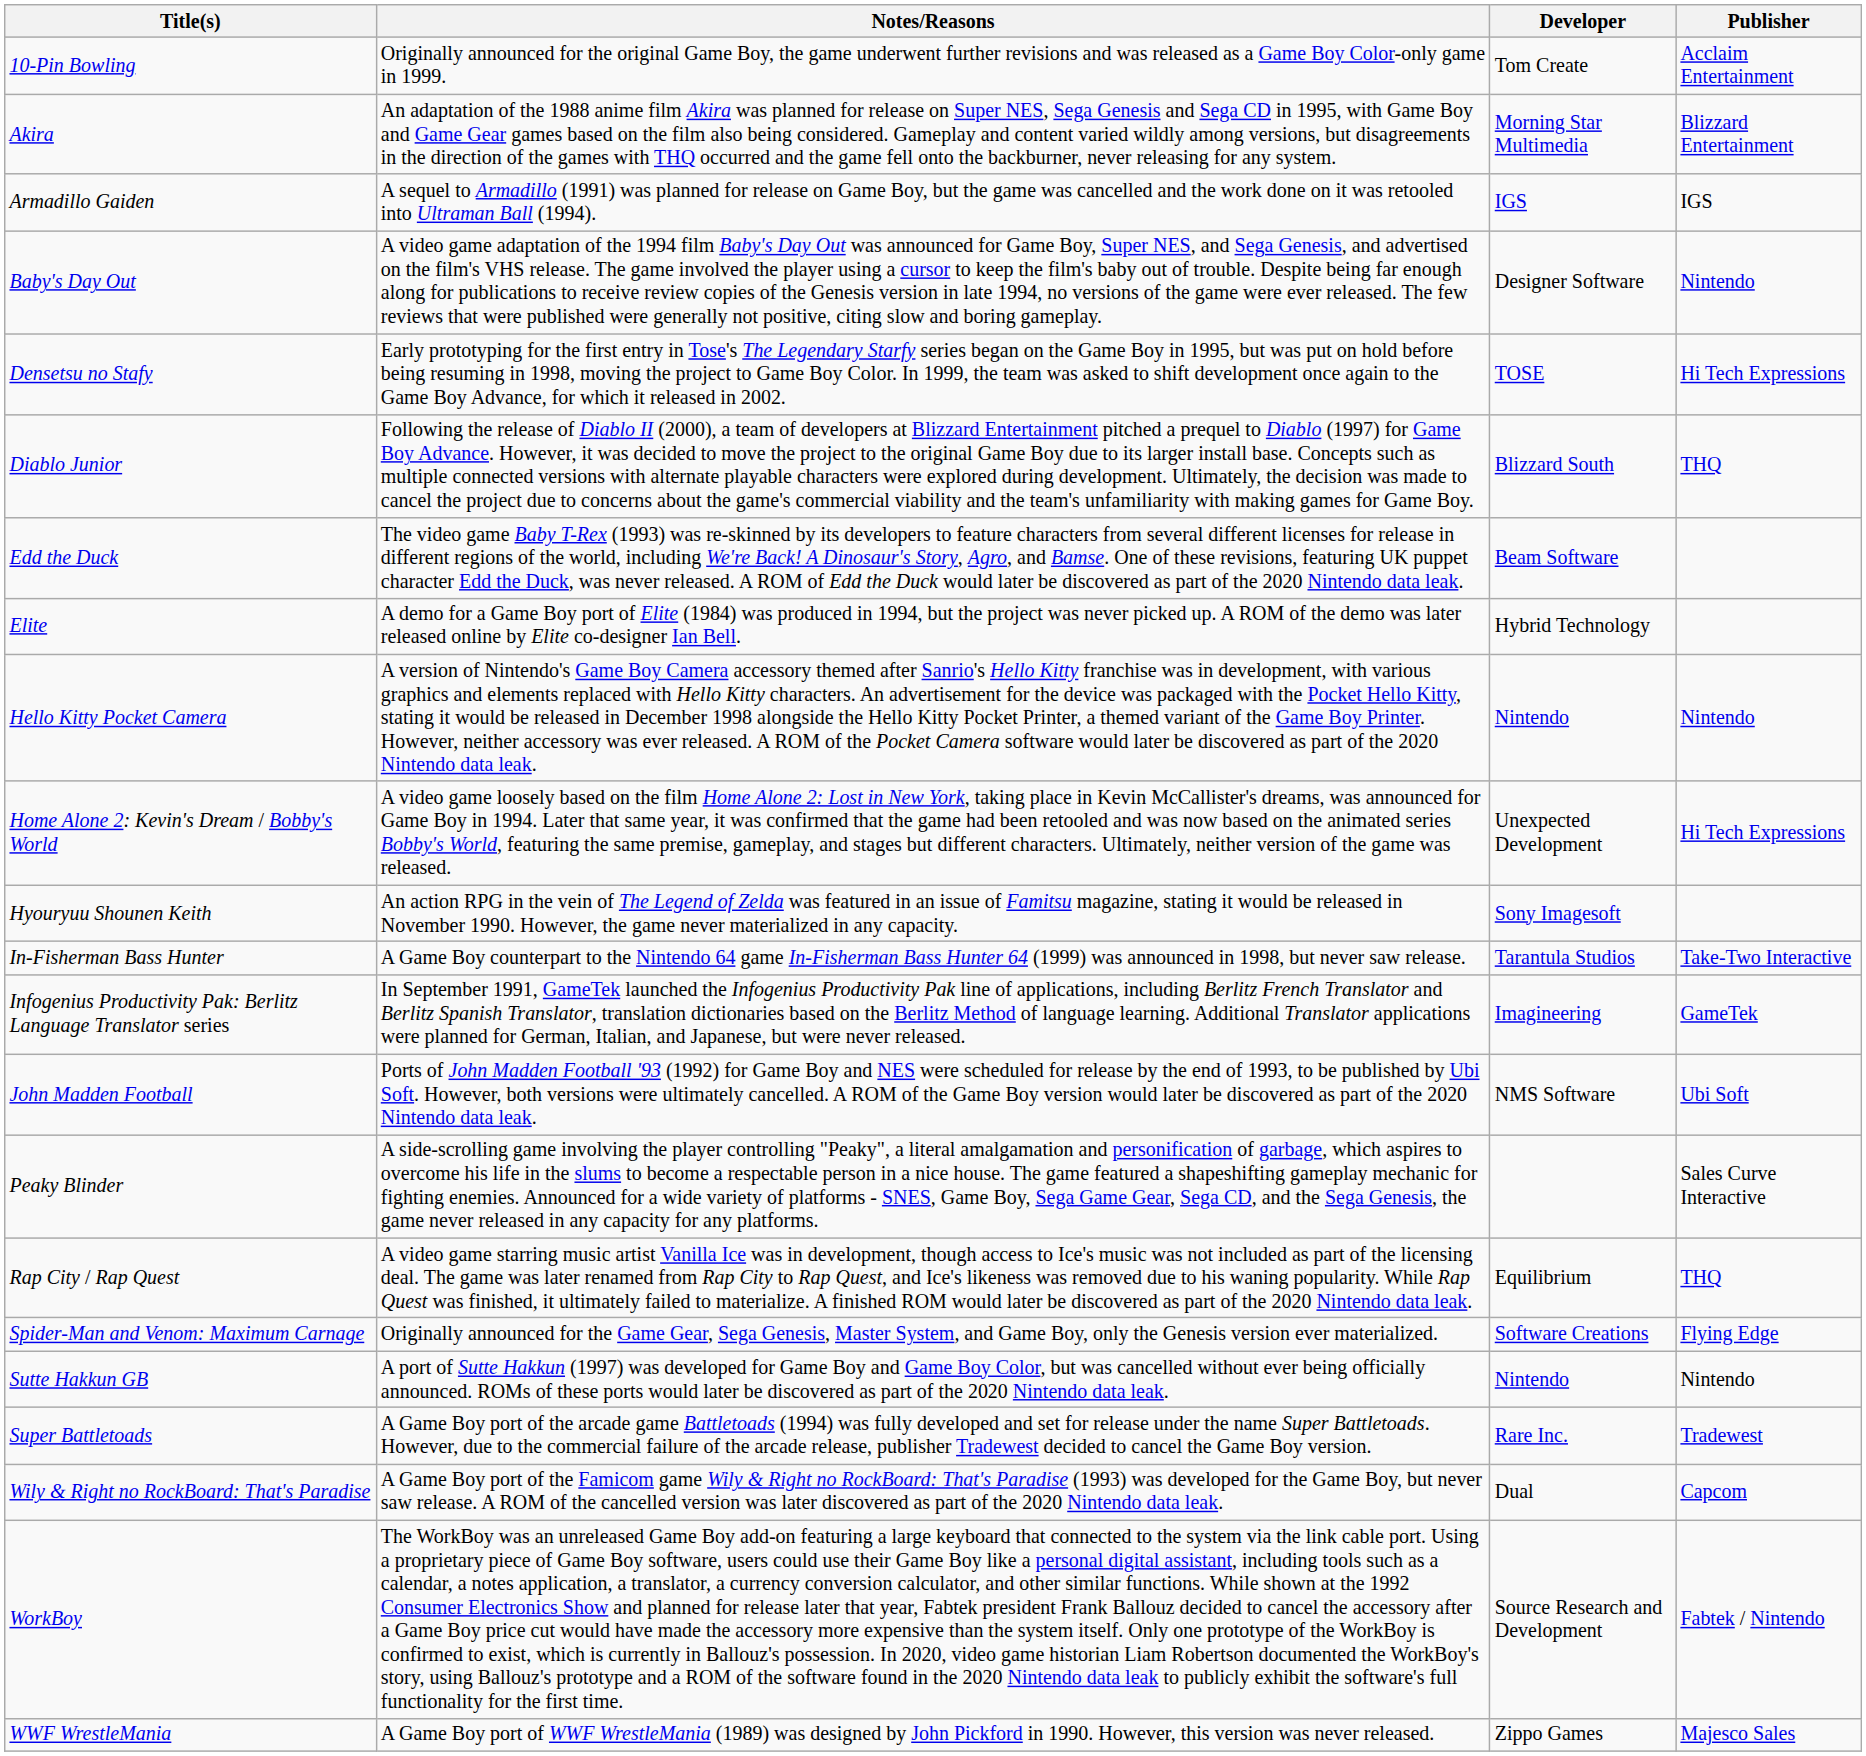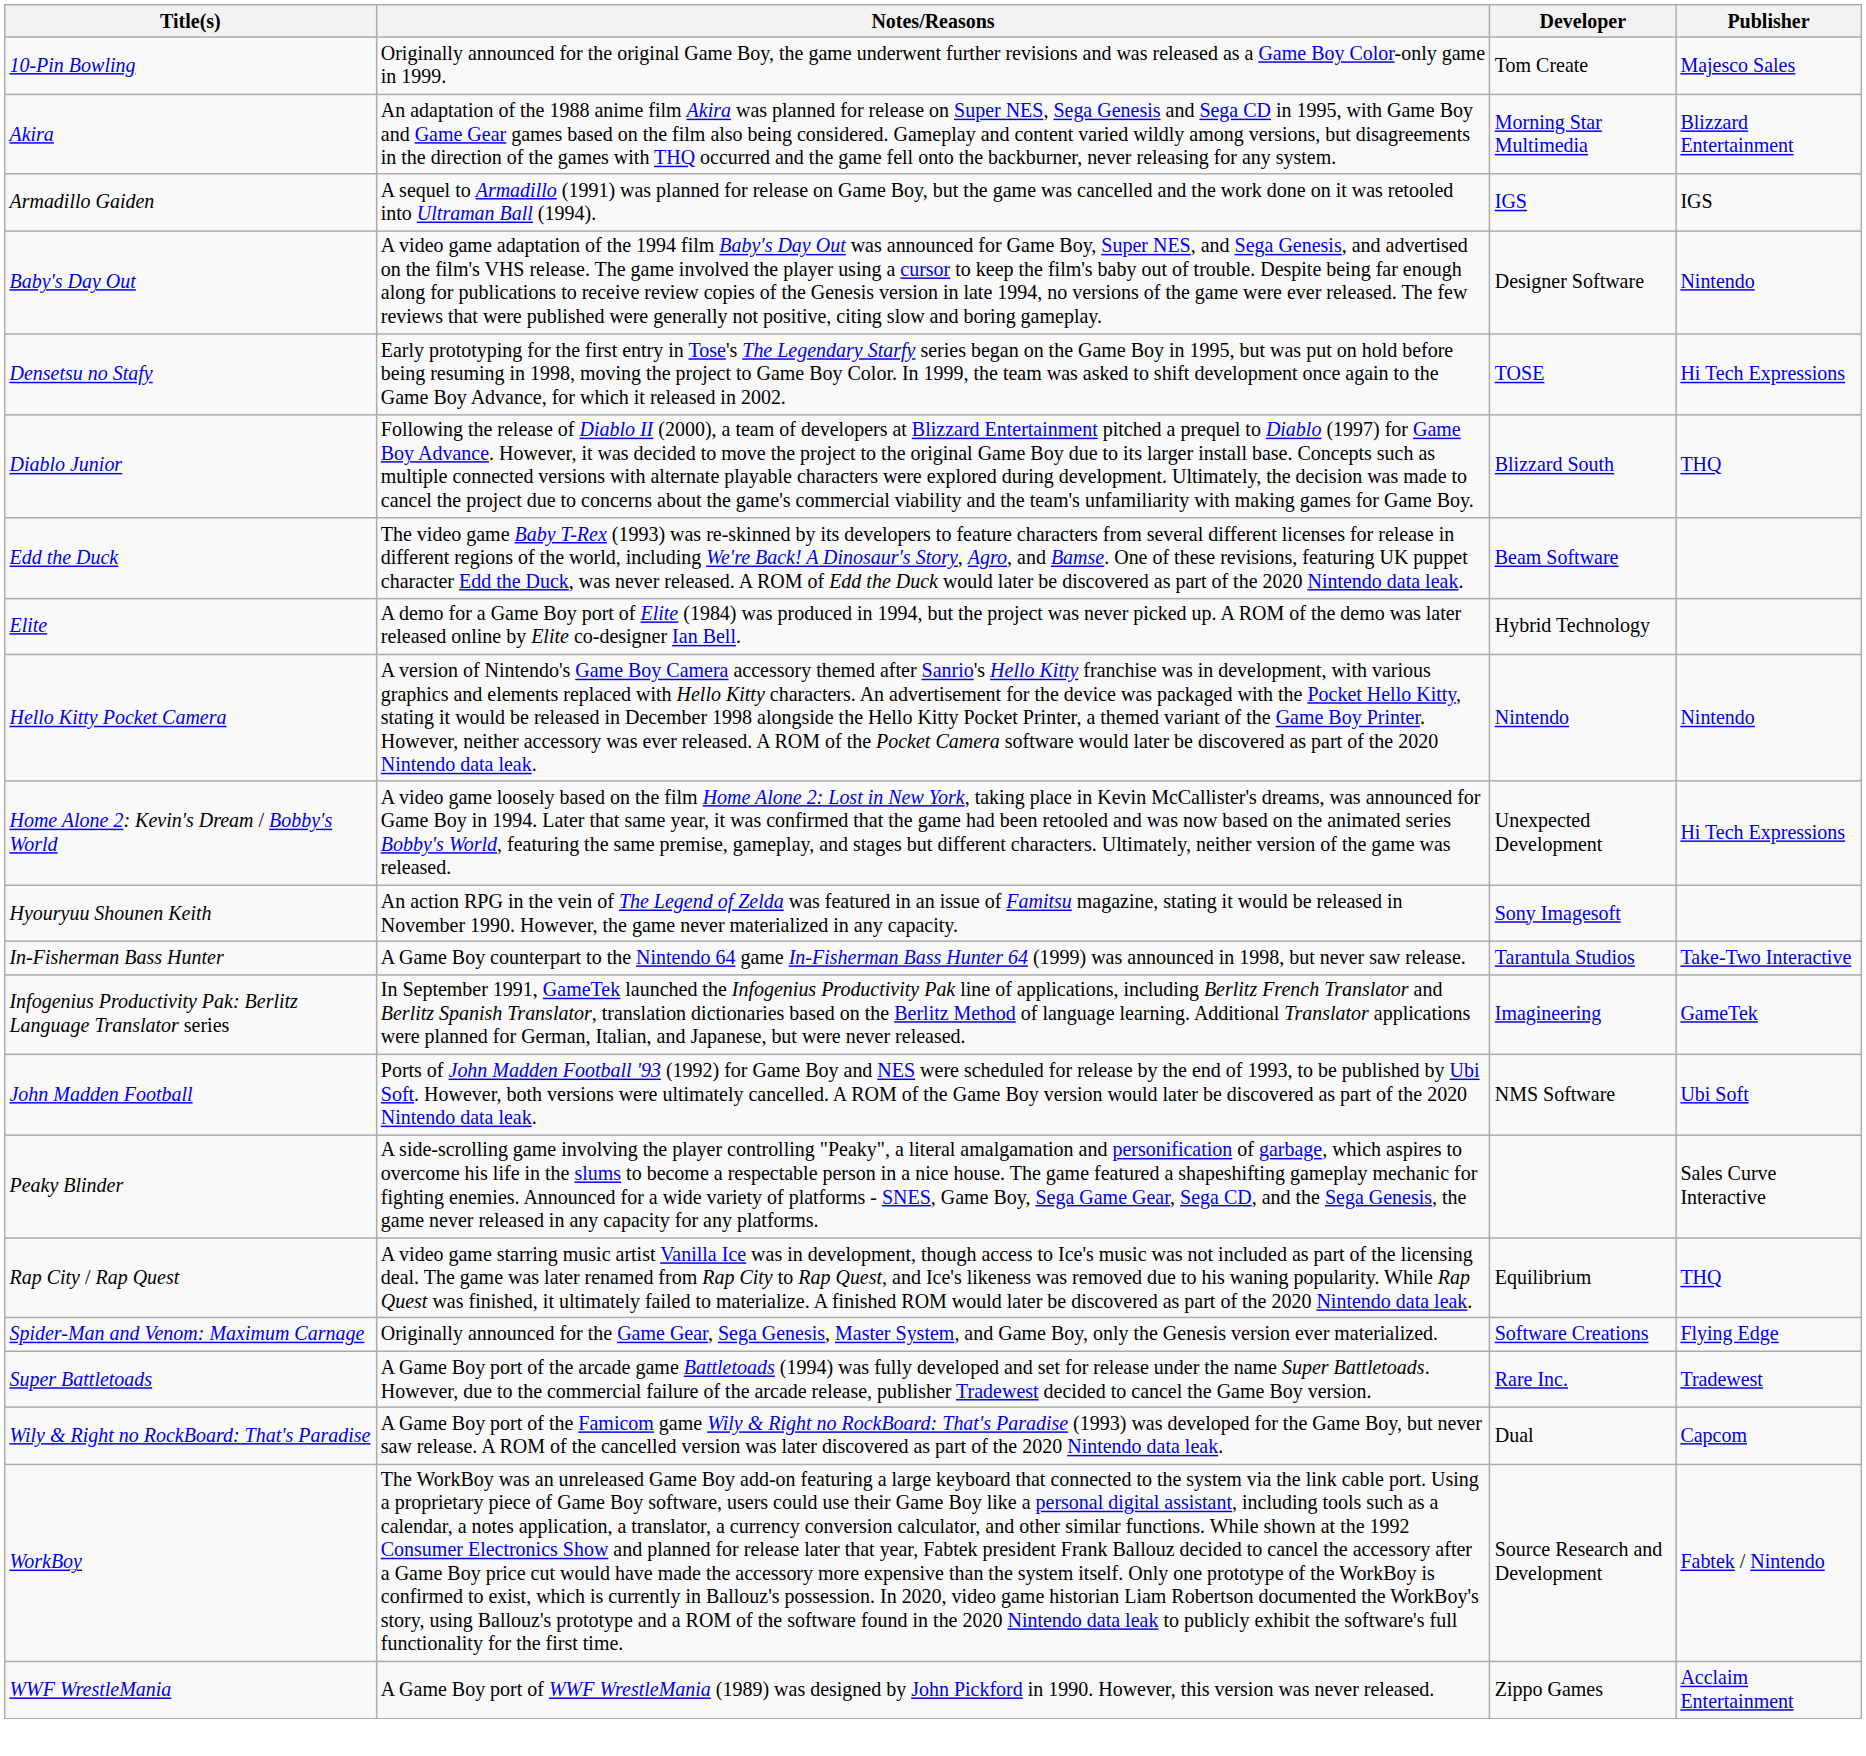(1737, 65) Acclaim Entertainment -> (1738, 65) Majesco Sales
- row: (79, 1378)
(1738, 1734) Majesco Sales -> (1737, 1689) Acclaim Entertainment
